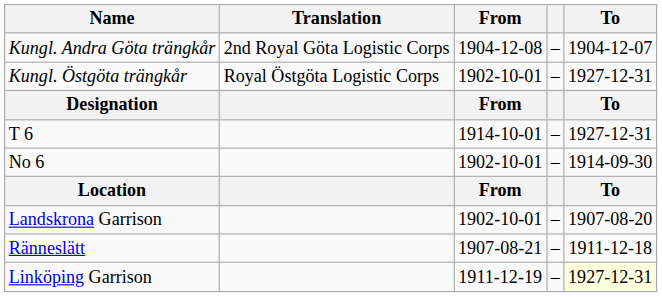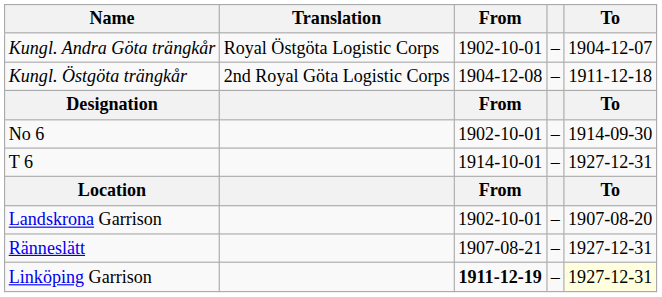(337, 47) 2nd Royal Göta Logistic Corps -> (331, 47) Royal Östgöta Logistic Corps
(500, 47) 1904-12-08 -> (500, 47) 1902-10-01
(331, 76) Royal Östgöta Logistic Corps -> (337, 76) 2nd Royal Göta Logistic Corps
(500, 76) 1902-10-01 -> (500, 76) 1904-12-08
(610, 76) 1927-12-31 -> (610, 76) 1911-12-18
rows swapped: (27, 162) <-> (21, 133)
(610, 248) 1911-12-18 -> (610, 248) 1927-12-31
(500, 276) normal -> (500, 276) bold
